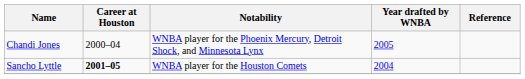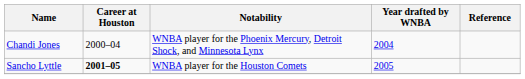(384, 44) 2005 -> (384, 44) 2004
(384, 66) 2004 -> (384, 66) 2005
